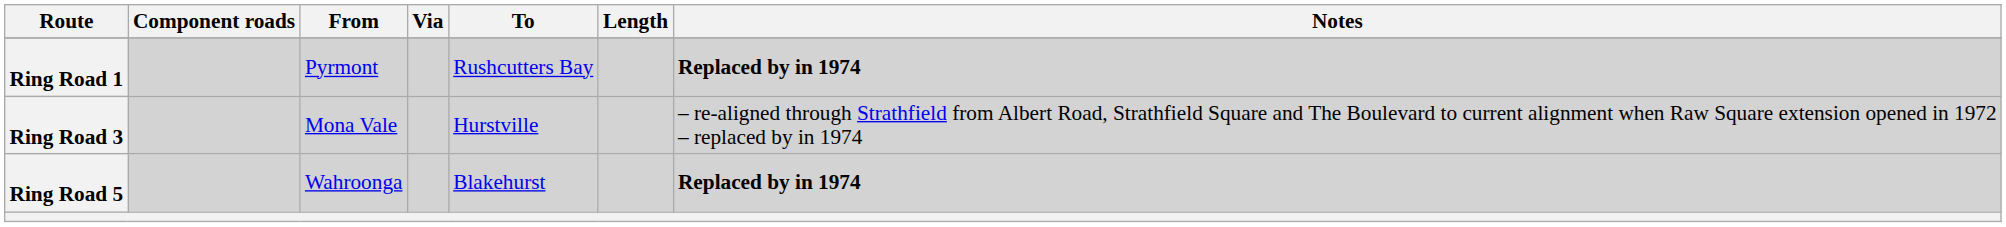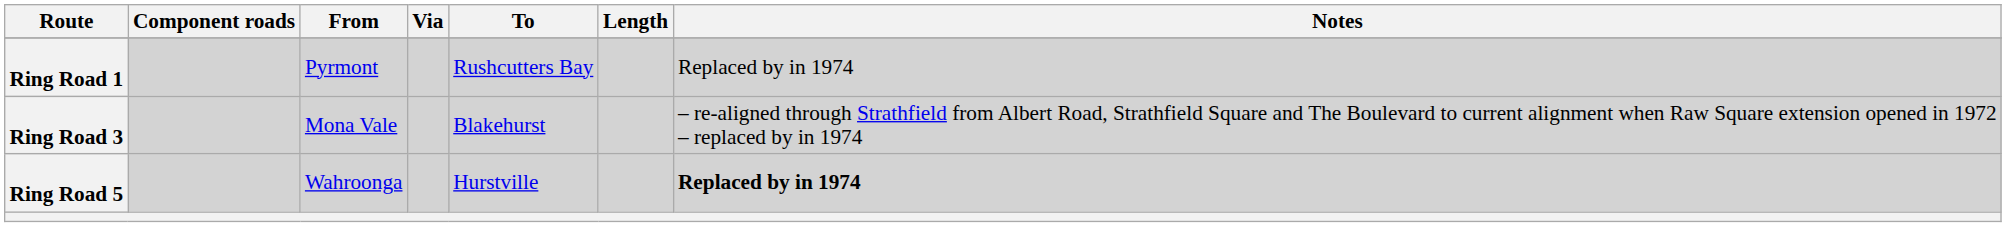(769, 67) bold -> (766, 67) normal
(496, 124) Hurstville -> (499, 124) Blakehurst
(499, 182) Blakehurst -> (496, 182) Hurstville
